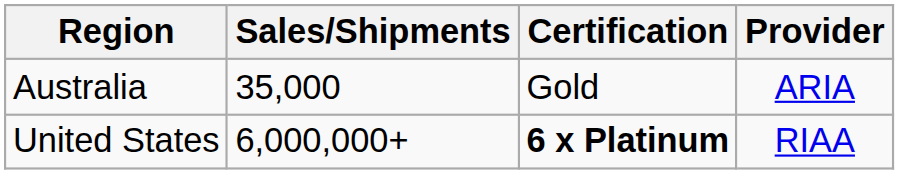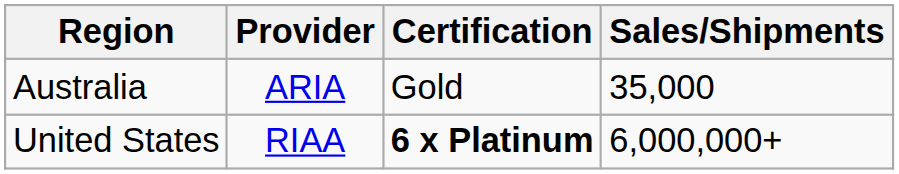columns swapped: (815, 31) <-> (373, 31)
